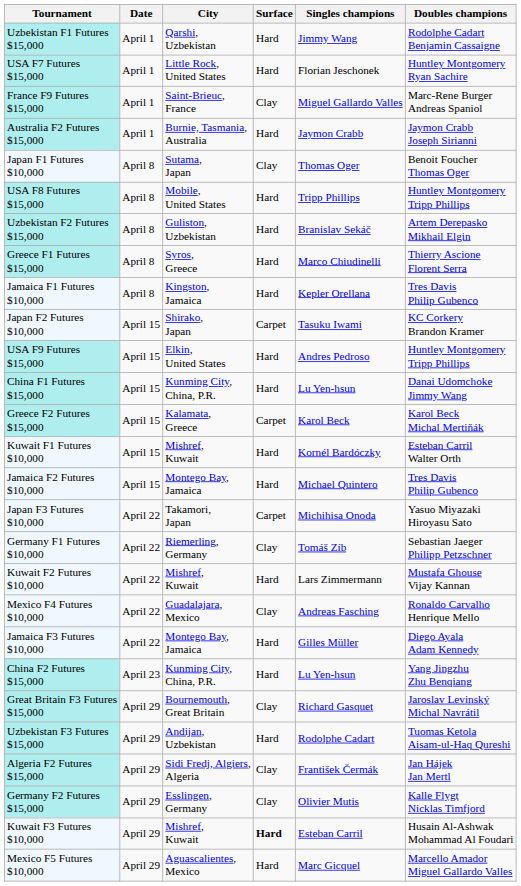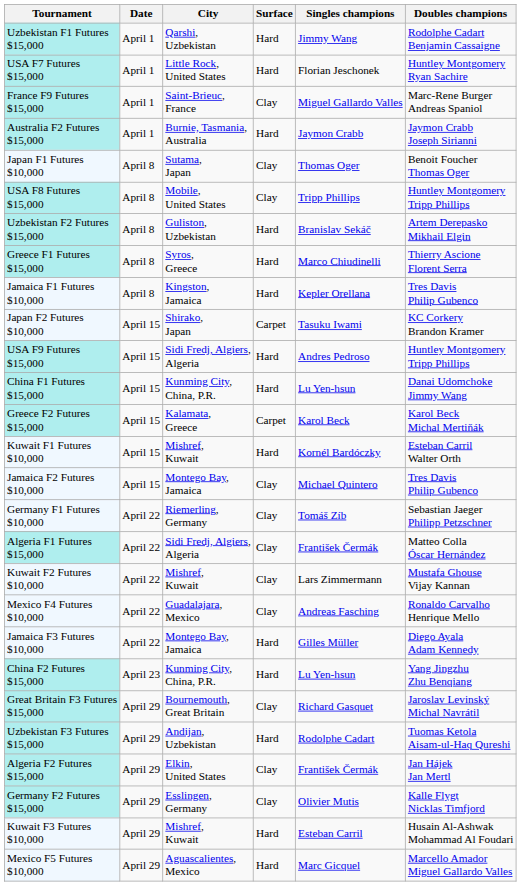(267, 198) Hard -> (267, 198) Clay
(195, 357) Elkin, United States -> (208, 357) Sidi Fredj, Algiers, Algeria
(267, 484) Hard -> (267, 484) Clay
- row: (45, 516)
+ row: (49, 547)
(267, 579) Hard -> (267, 579) Clay
(208, 770) Sidi Fredj, Algiers, Algeria -> (195, 770) Elkin, United States
(269, 833) bold -> (267, 833) normal
